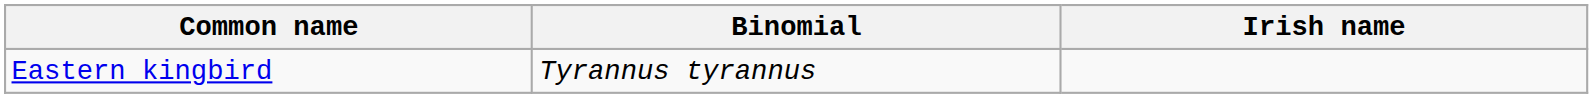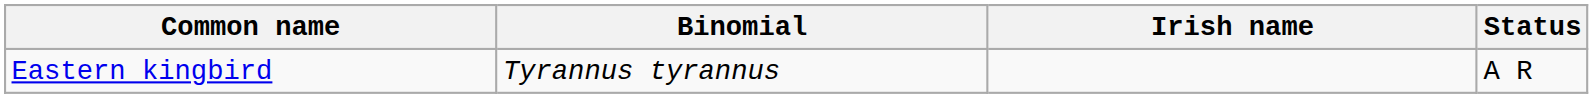+ column: (1533, 27)
